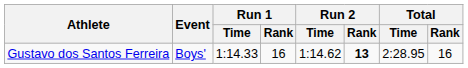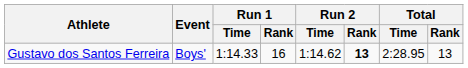(445, 54) 16 -> (445, 54) 13
